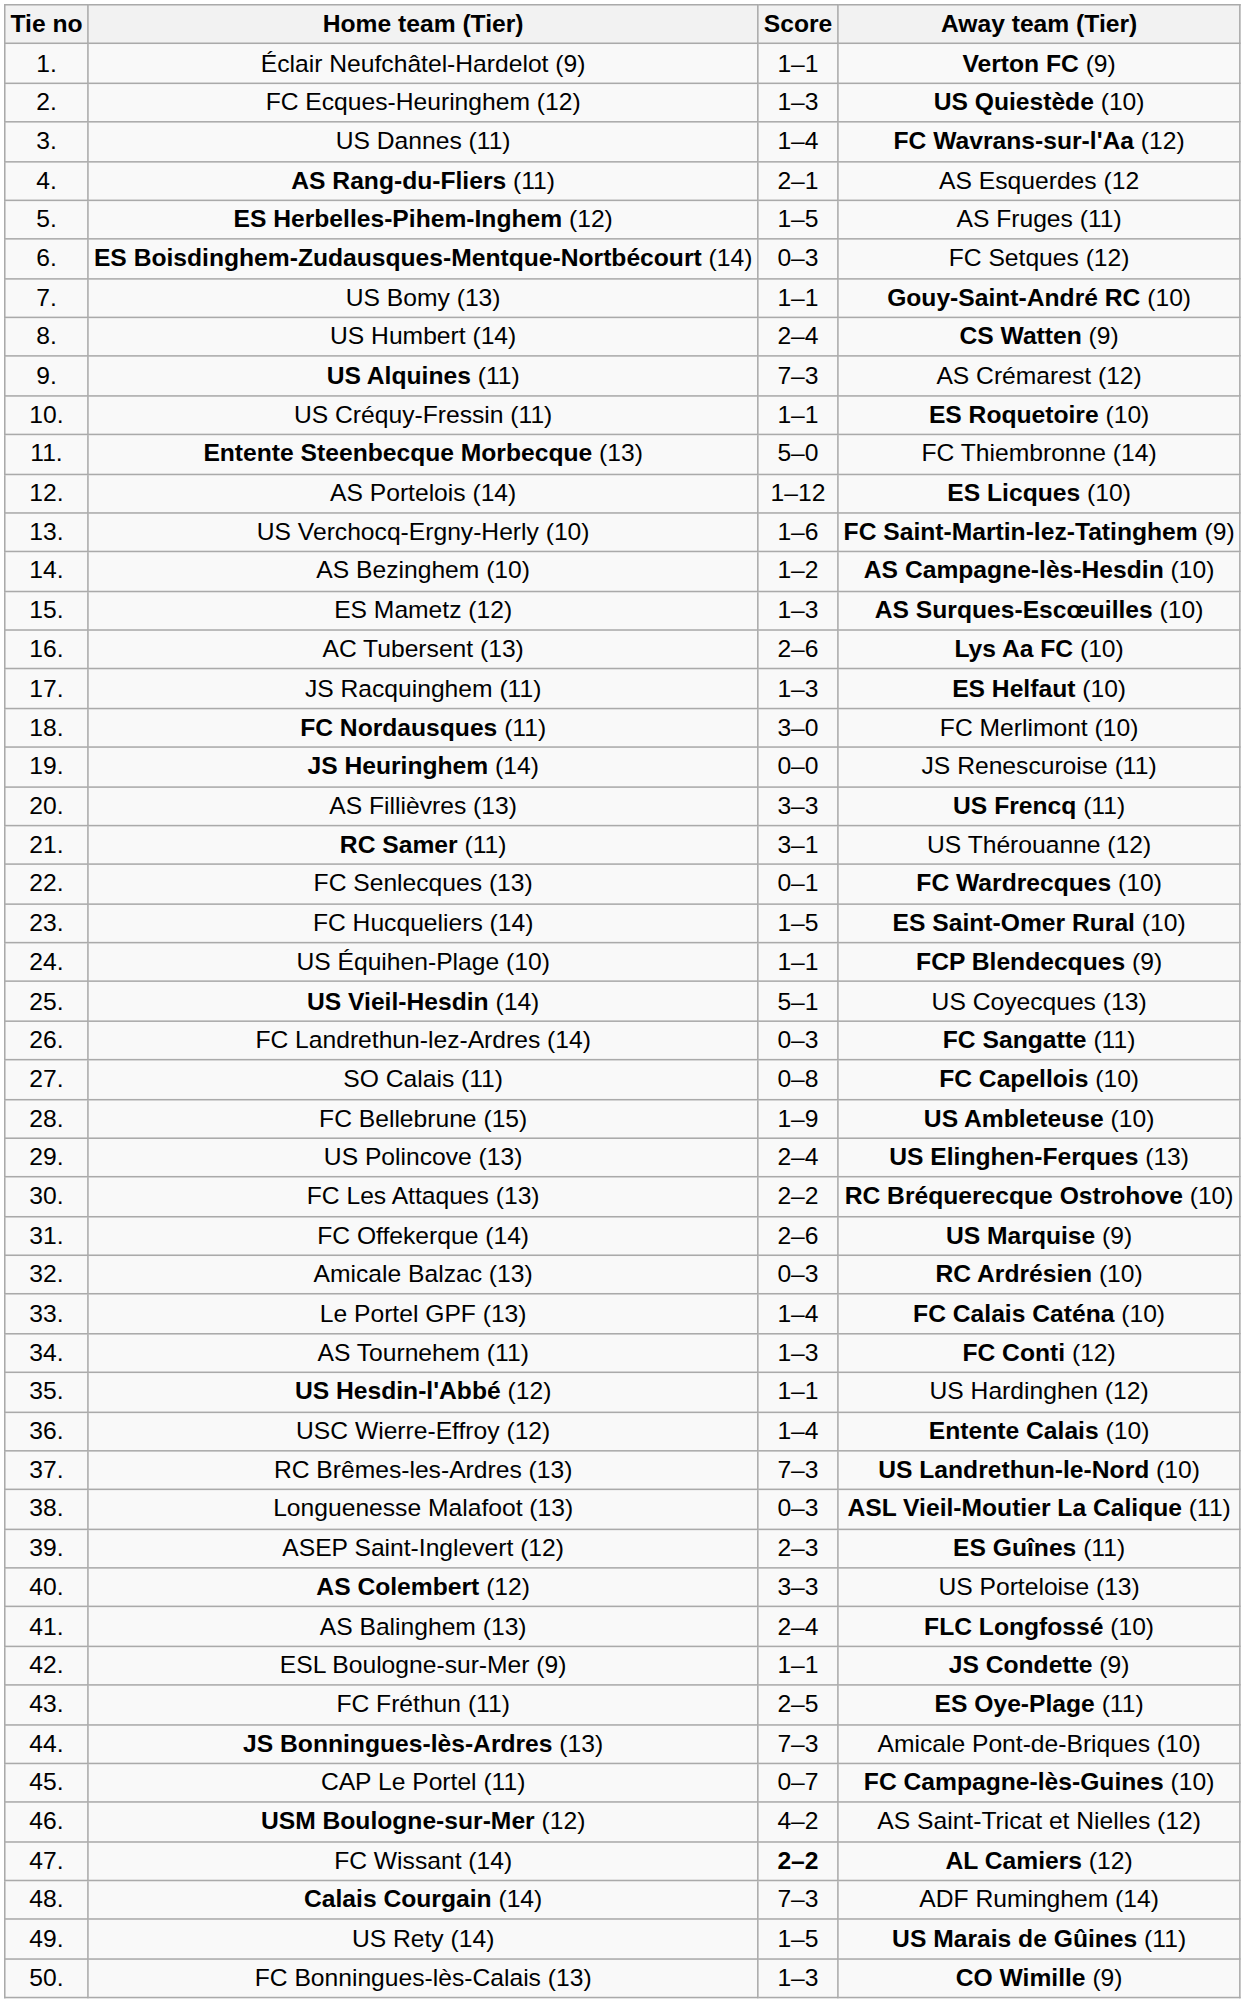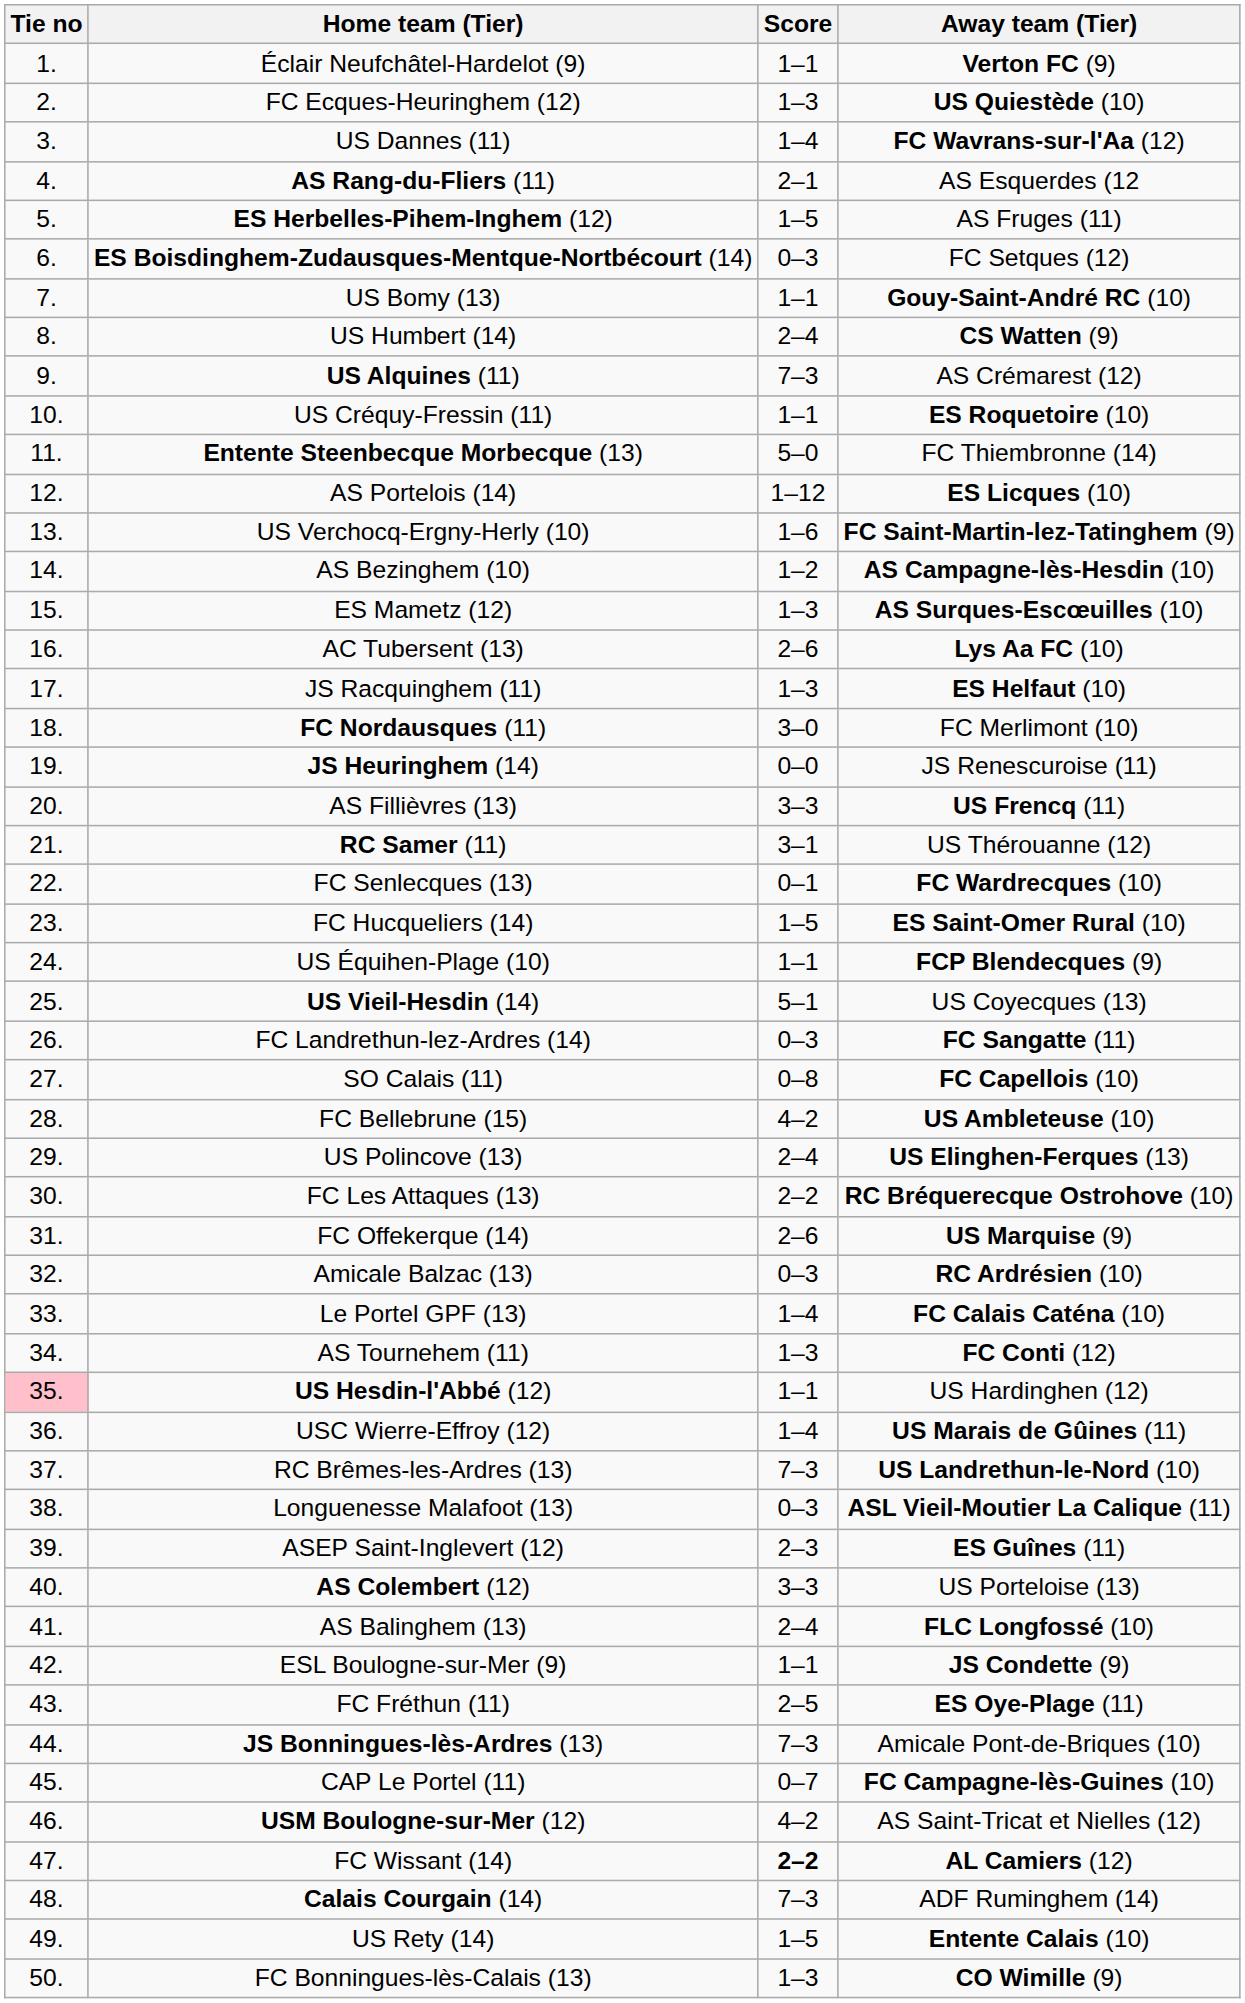(798, 1118) 1–9 -> (798, 1118) 4–2
(46, 1391) no background -> (46, 1391) pink background
(1039, 1430) Entente Calais (10) -> (1039, 1430) US Marais de Gûines (11)
(1039, 1938) US Marais de Gûines (11) -> (1039, 1938) Entente Calais (10)
